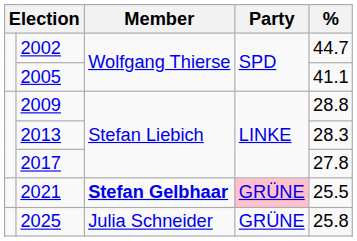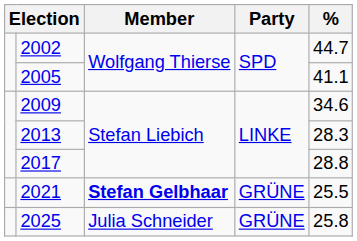(331, 105) 28.8 -> (331, 105) 34.6
(331, 163) 27.8 -> (331, 163) 28.8
(272, 192) pink background -> (272, 192) no background
